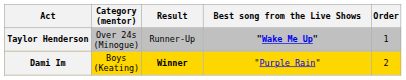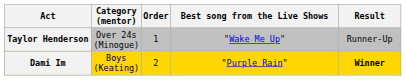columns swapped: (386, 16) <-> (172, 16)
(287, 40) bold -> (255, 40) normal
